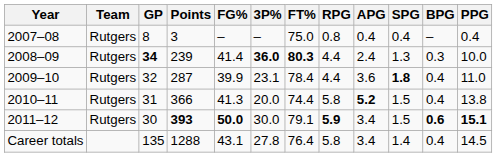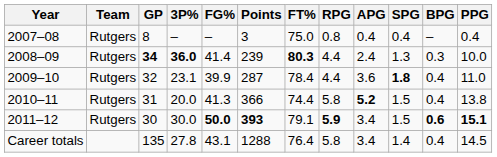columns swapped: (191, 15) <-> (268, 15)
